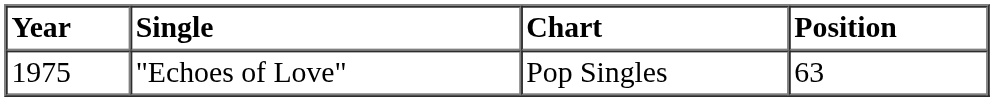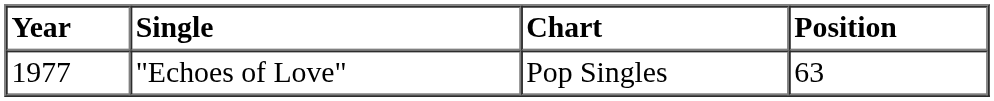(41, 72) 1975 -> (41, 72) 1977
